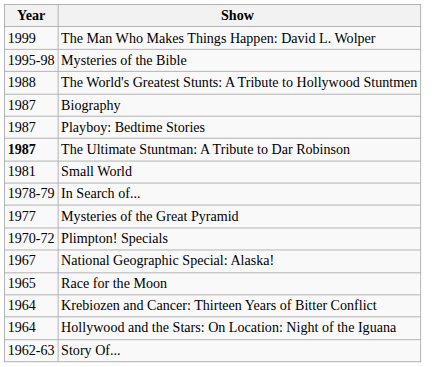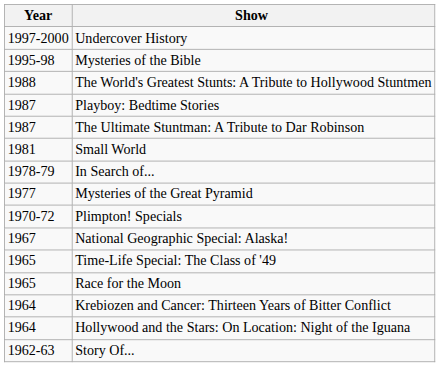+ row: (131, 37)
- row: (218, 37)
- row: (91, 104)
(22, 149) bold -> (22, 127) normal
+ row: (176, 261)
